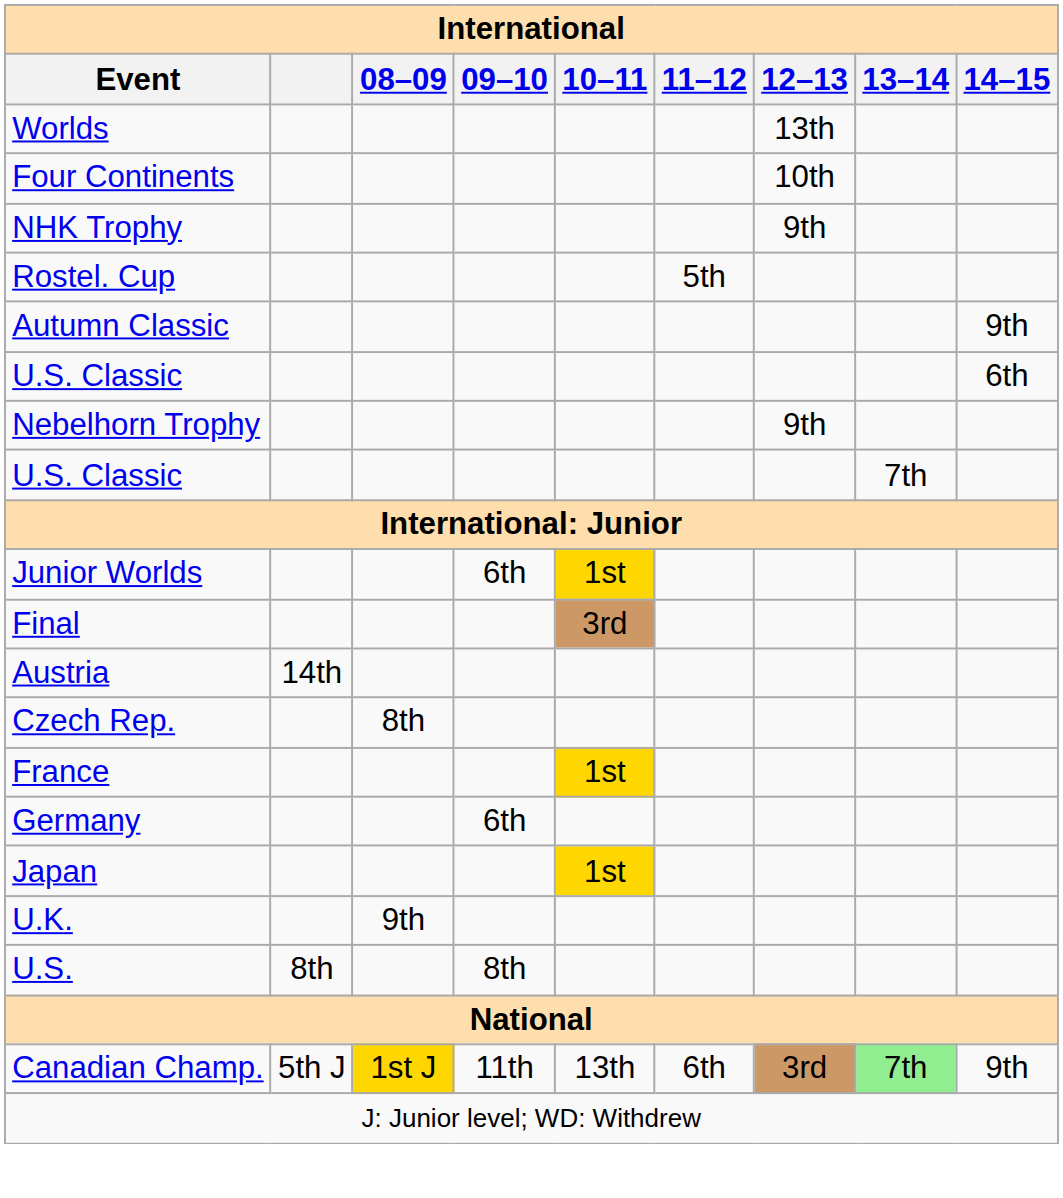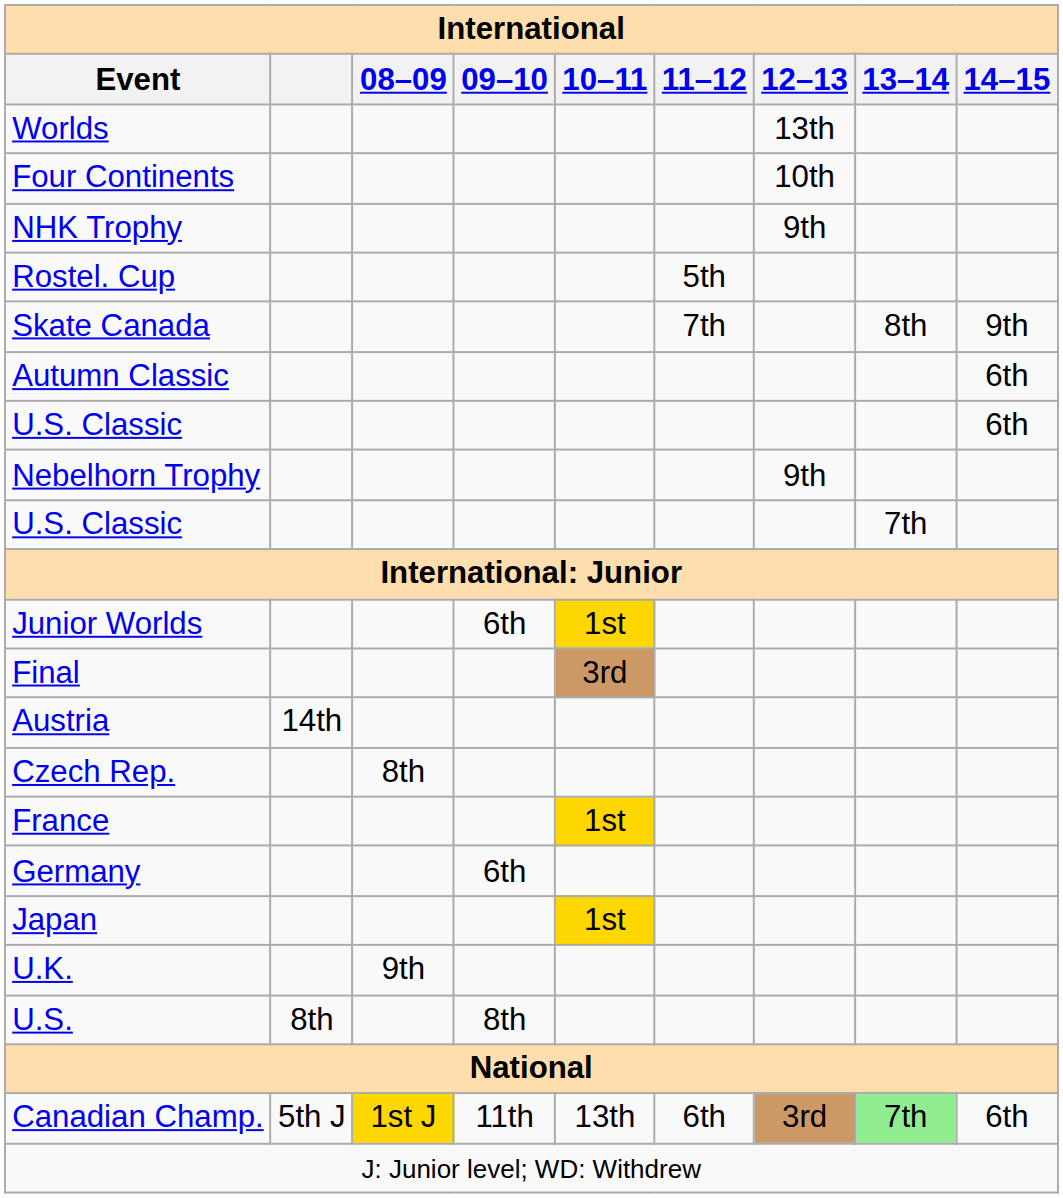+ row: (111, 326)
(1007, 326) 9th -> (1007, 375) 6th
(1007, 1068) 9th -> (1007, 1117) 6th
